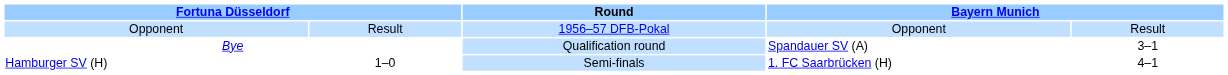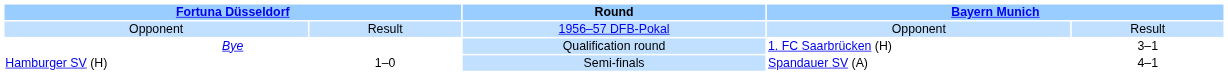(818, 46) Spandauer SV (A) -> (830, 46) 1. FC Saarbrücken (H)
(830, 63) 1. FC Saarbrücken (H) -> (818, 63) Spandauer SV (A)
